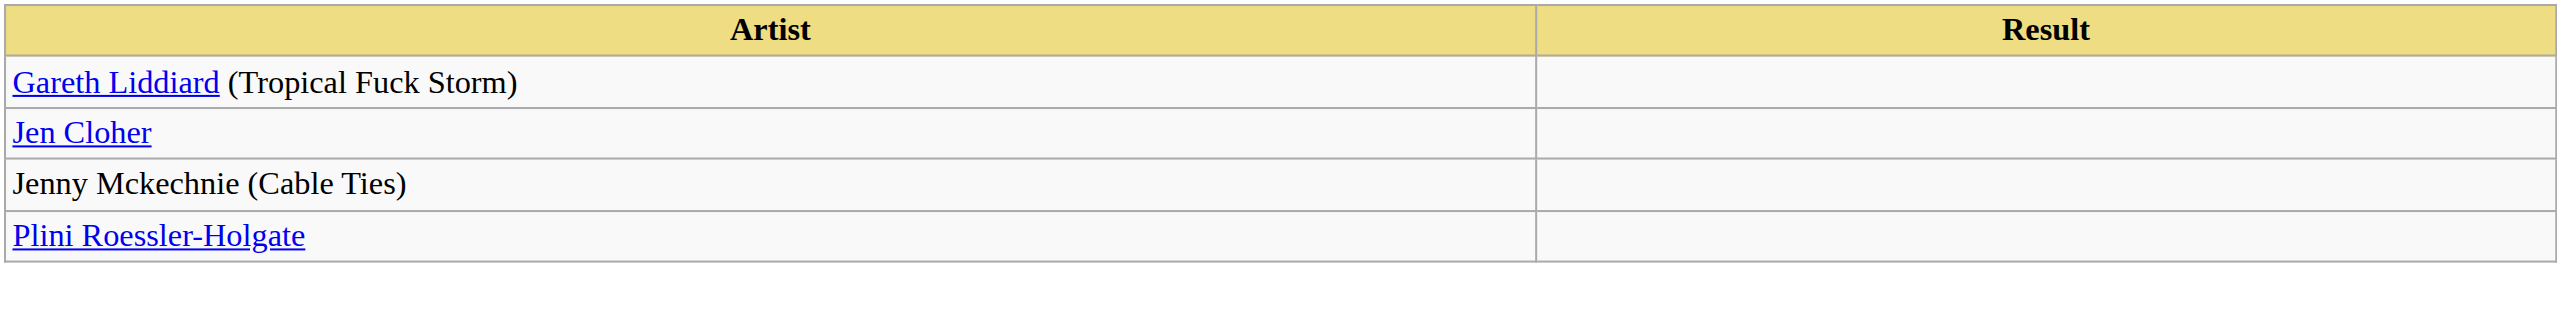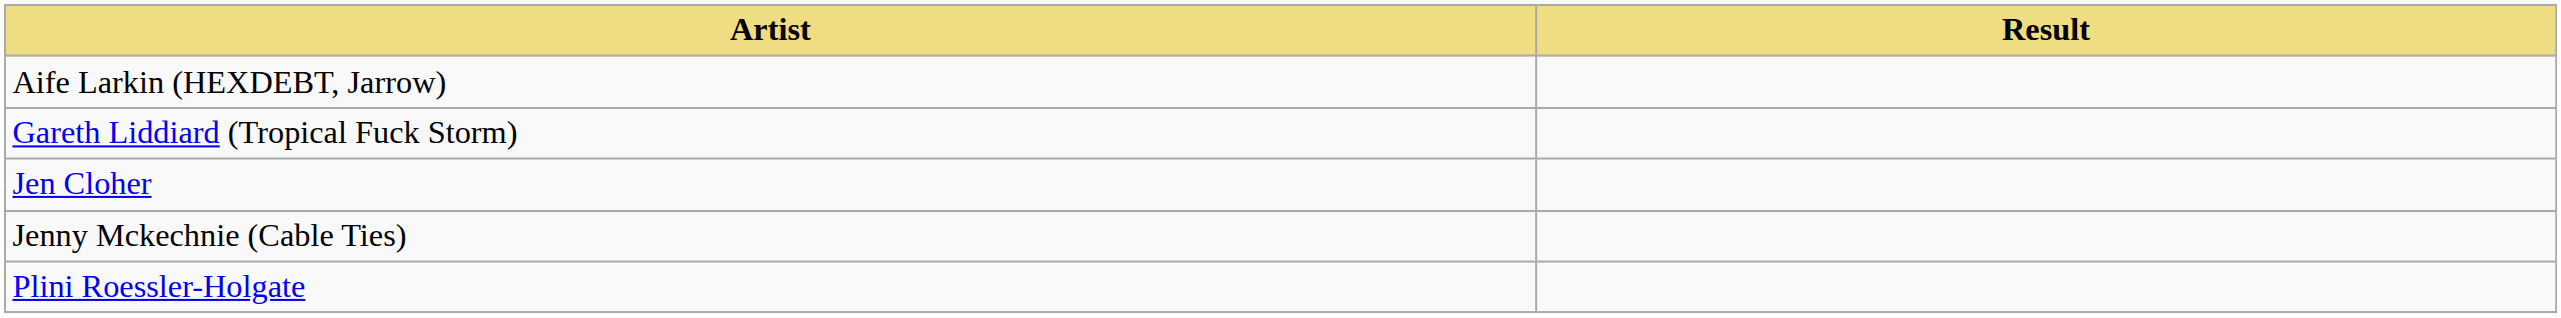+ row: (229, 81)
